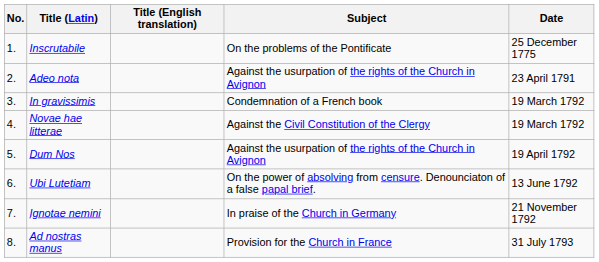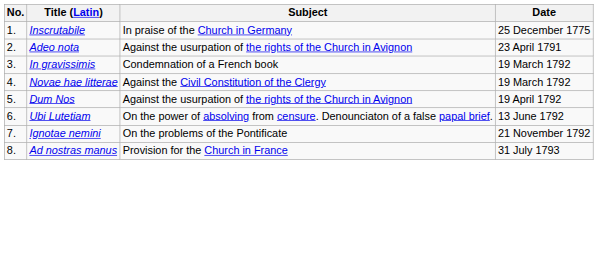- column: (167, 19)
(309, 48) On the problems of the Pontificate -> (207, 30) In praise of the Church in Germany
(311, 213) In praise of the Church in Germany -> (205, 133) On the problems of the Pontificate
